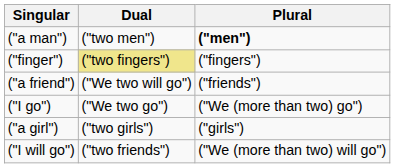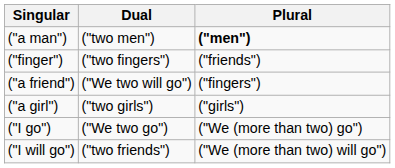(126, 60) khaki background -> (126, 60) no background
(229, 60) ("fingers") -> (229, 60) ("friends")
(229, 83) ("friends") -> (229, 83) ("fingers")
rows swapped: (33, 128) <-> (29, 106)
